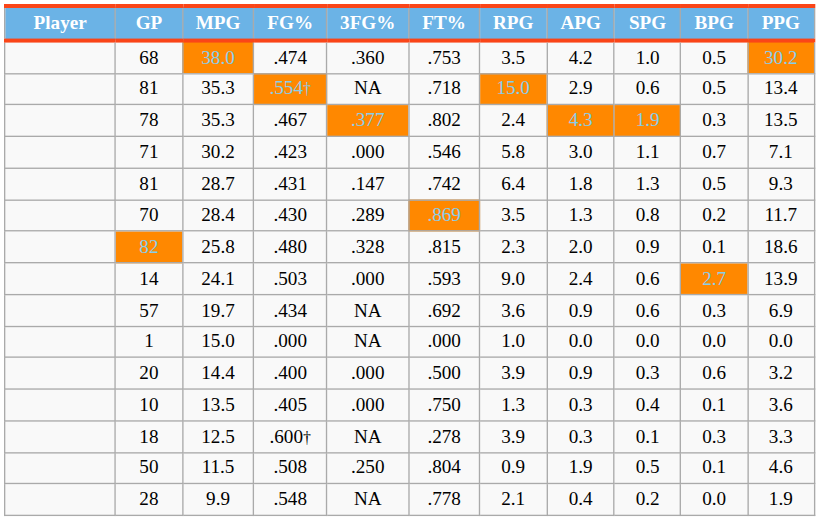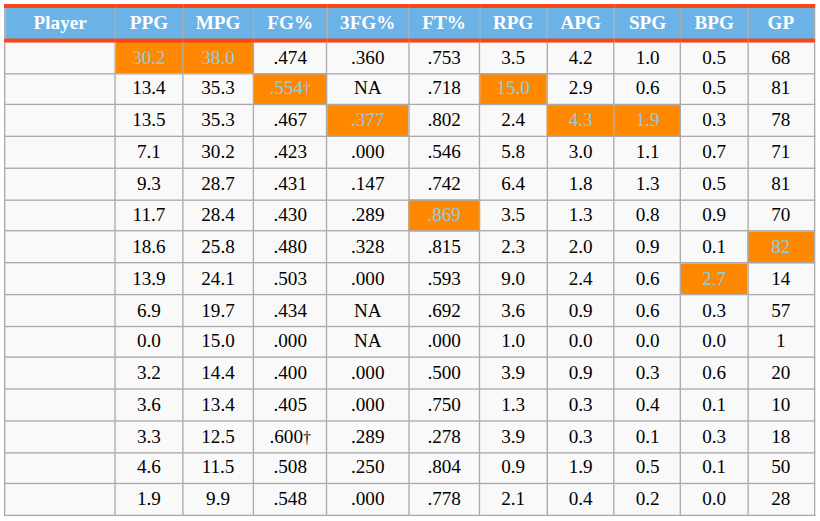columns swapped: (149, 23) <-> (781, 23)
(714, 215) 0.2 -> (714, 215) 0.9
(218, 405) 13.5 -> (218, 405) 13.4
(368, 436) NA -> (368, 436) .289
(368, 499) NA -> (368, 499) .000
